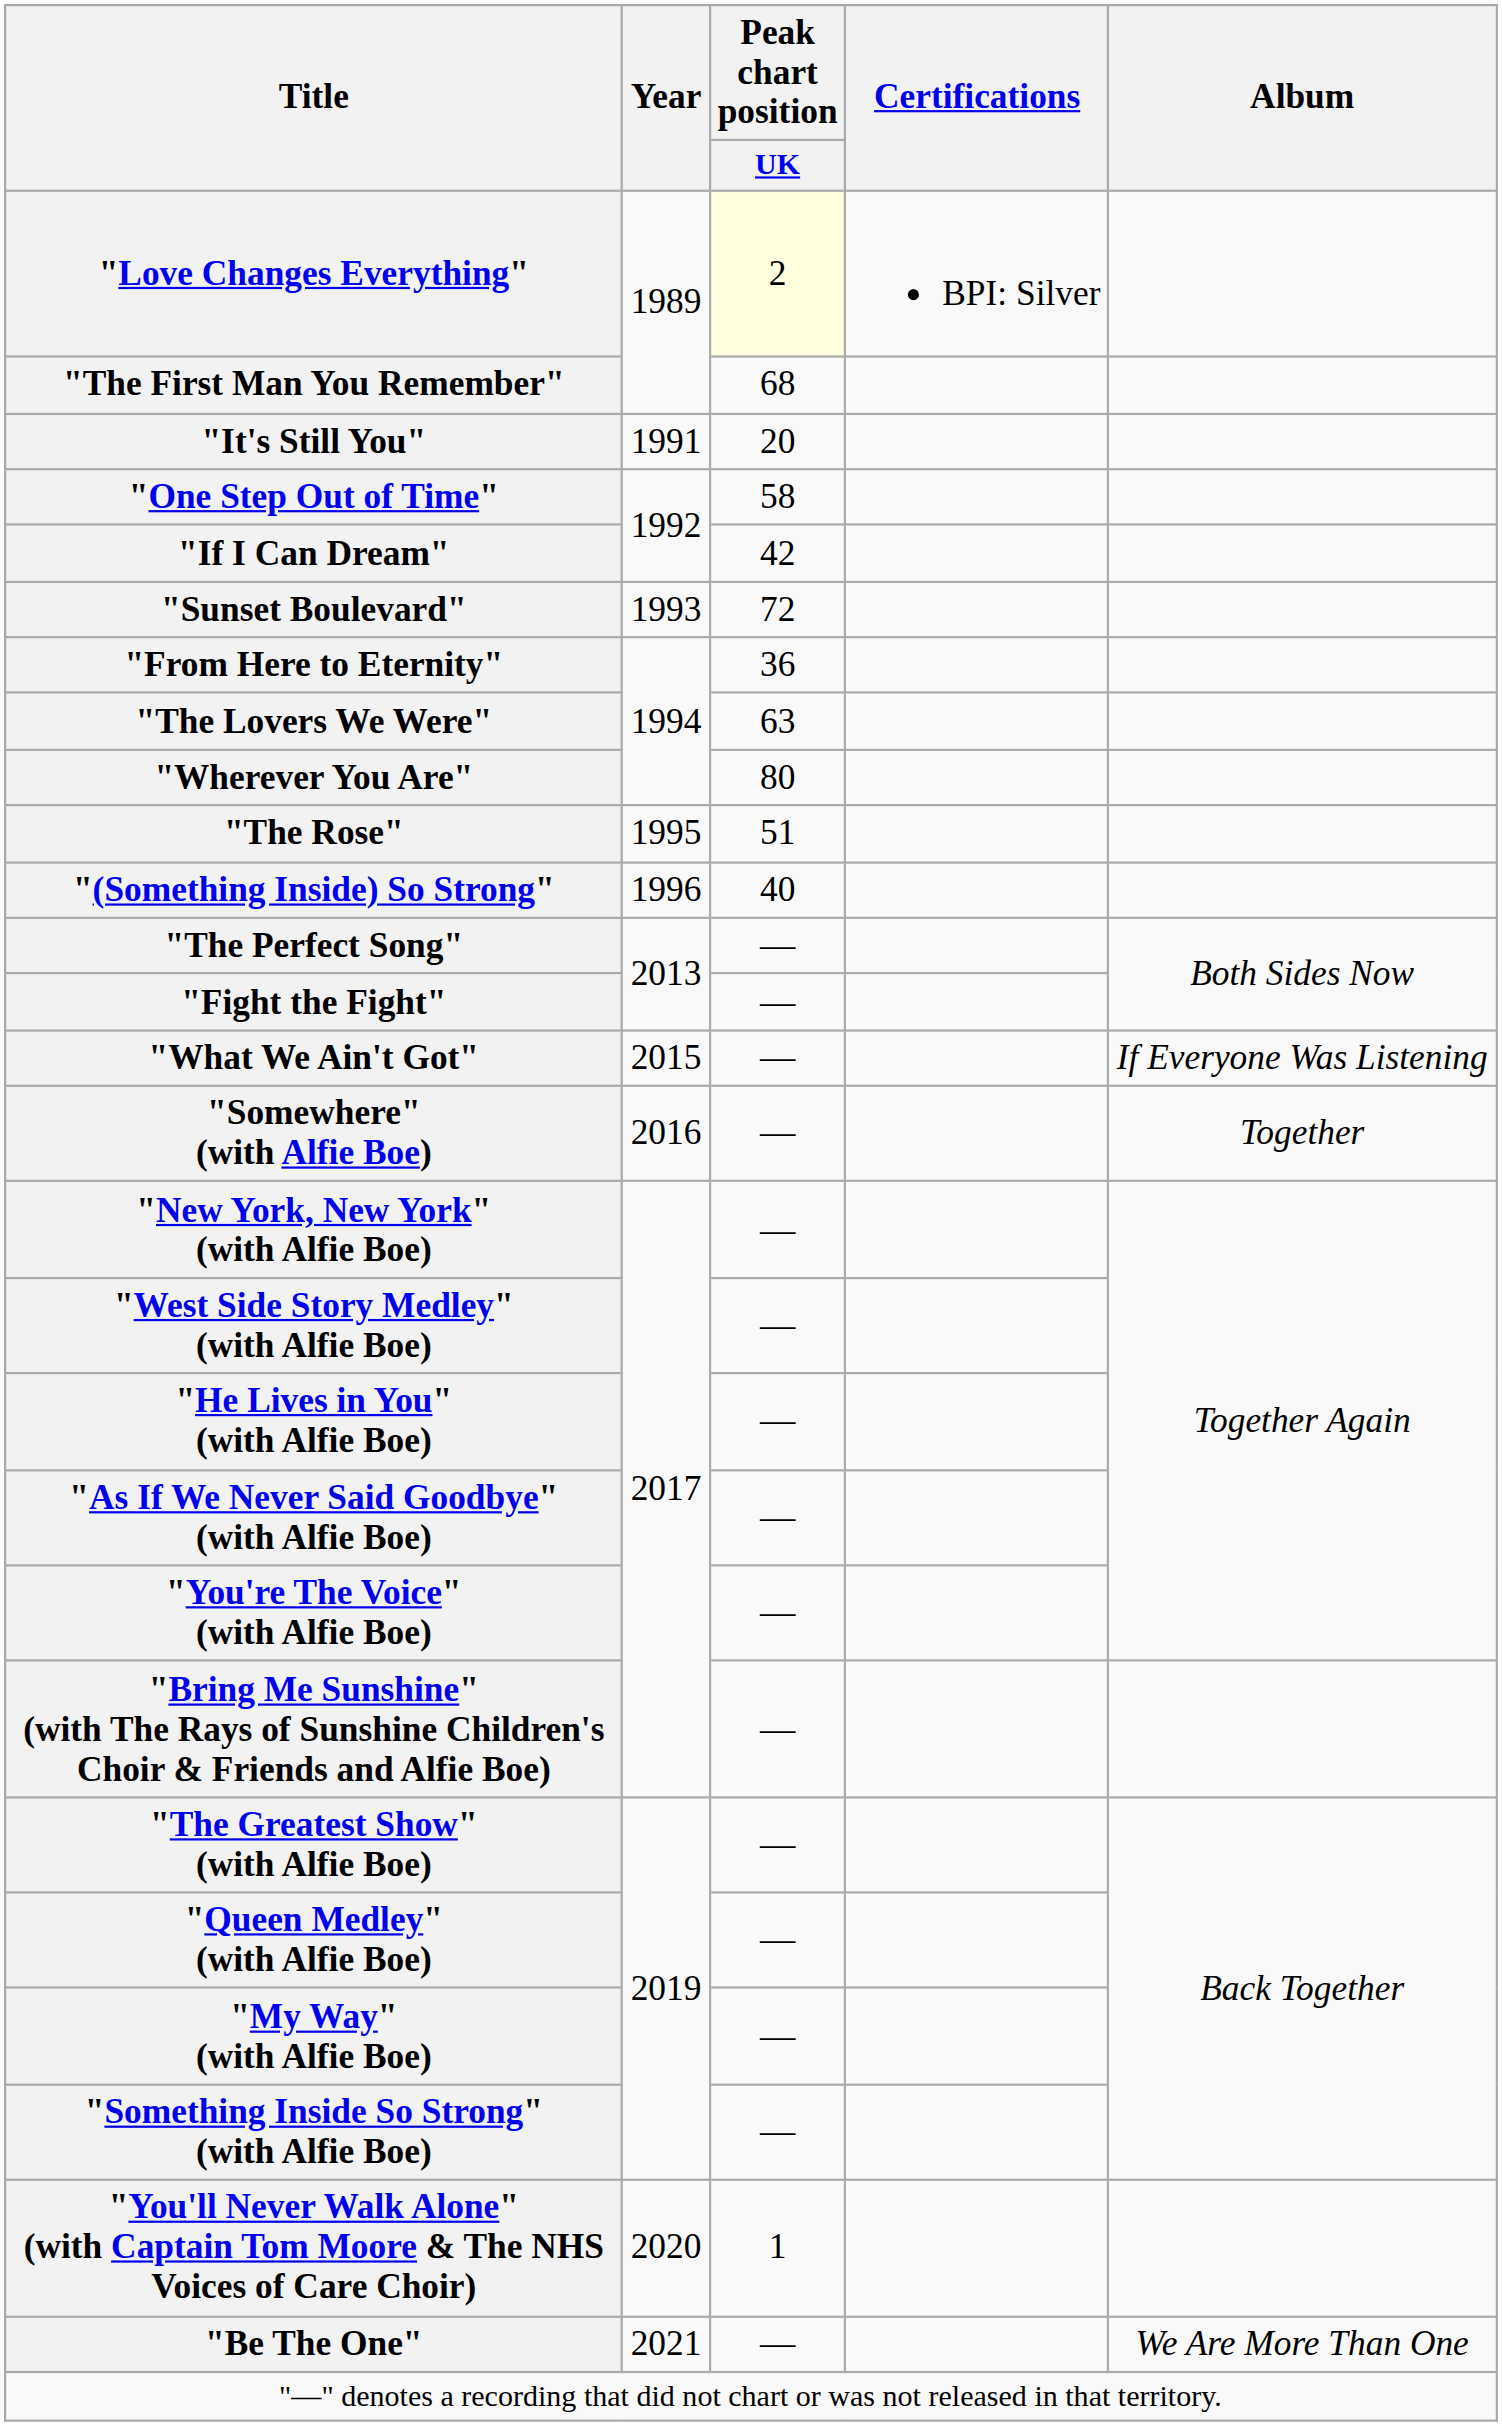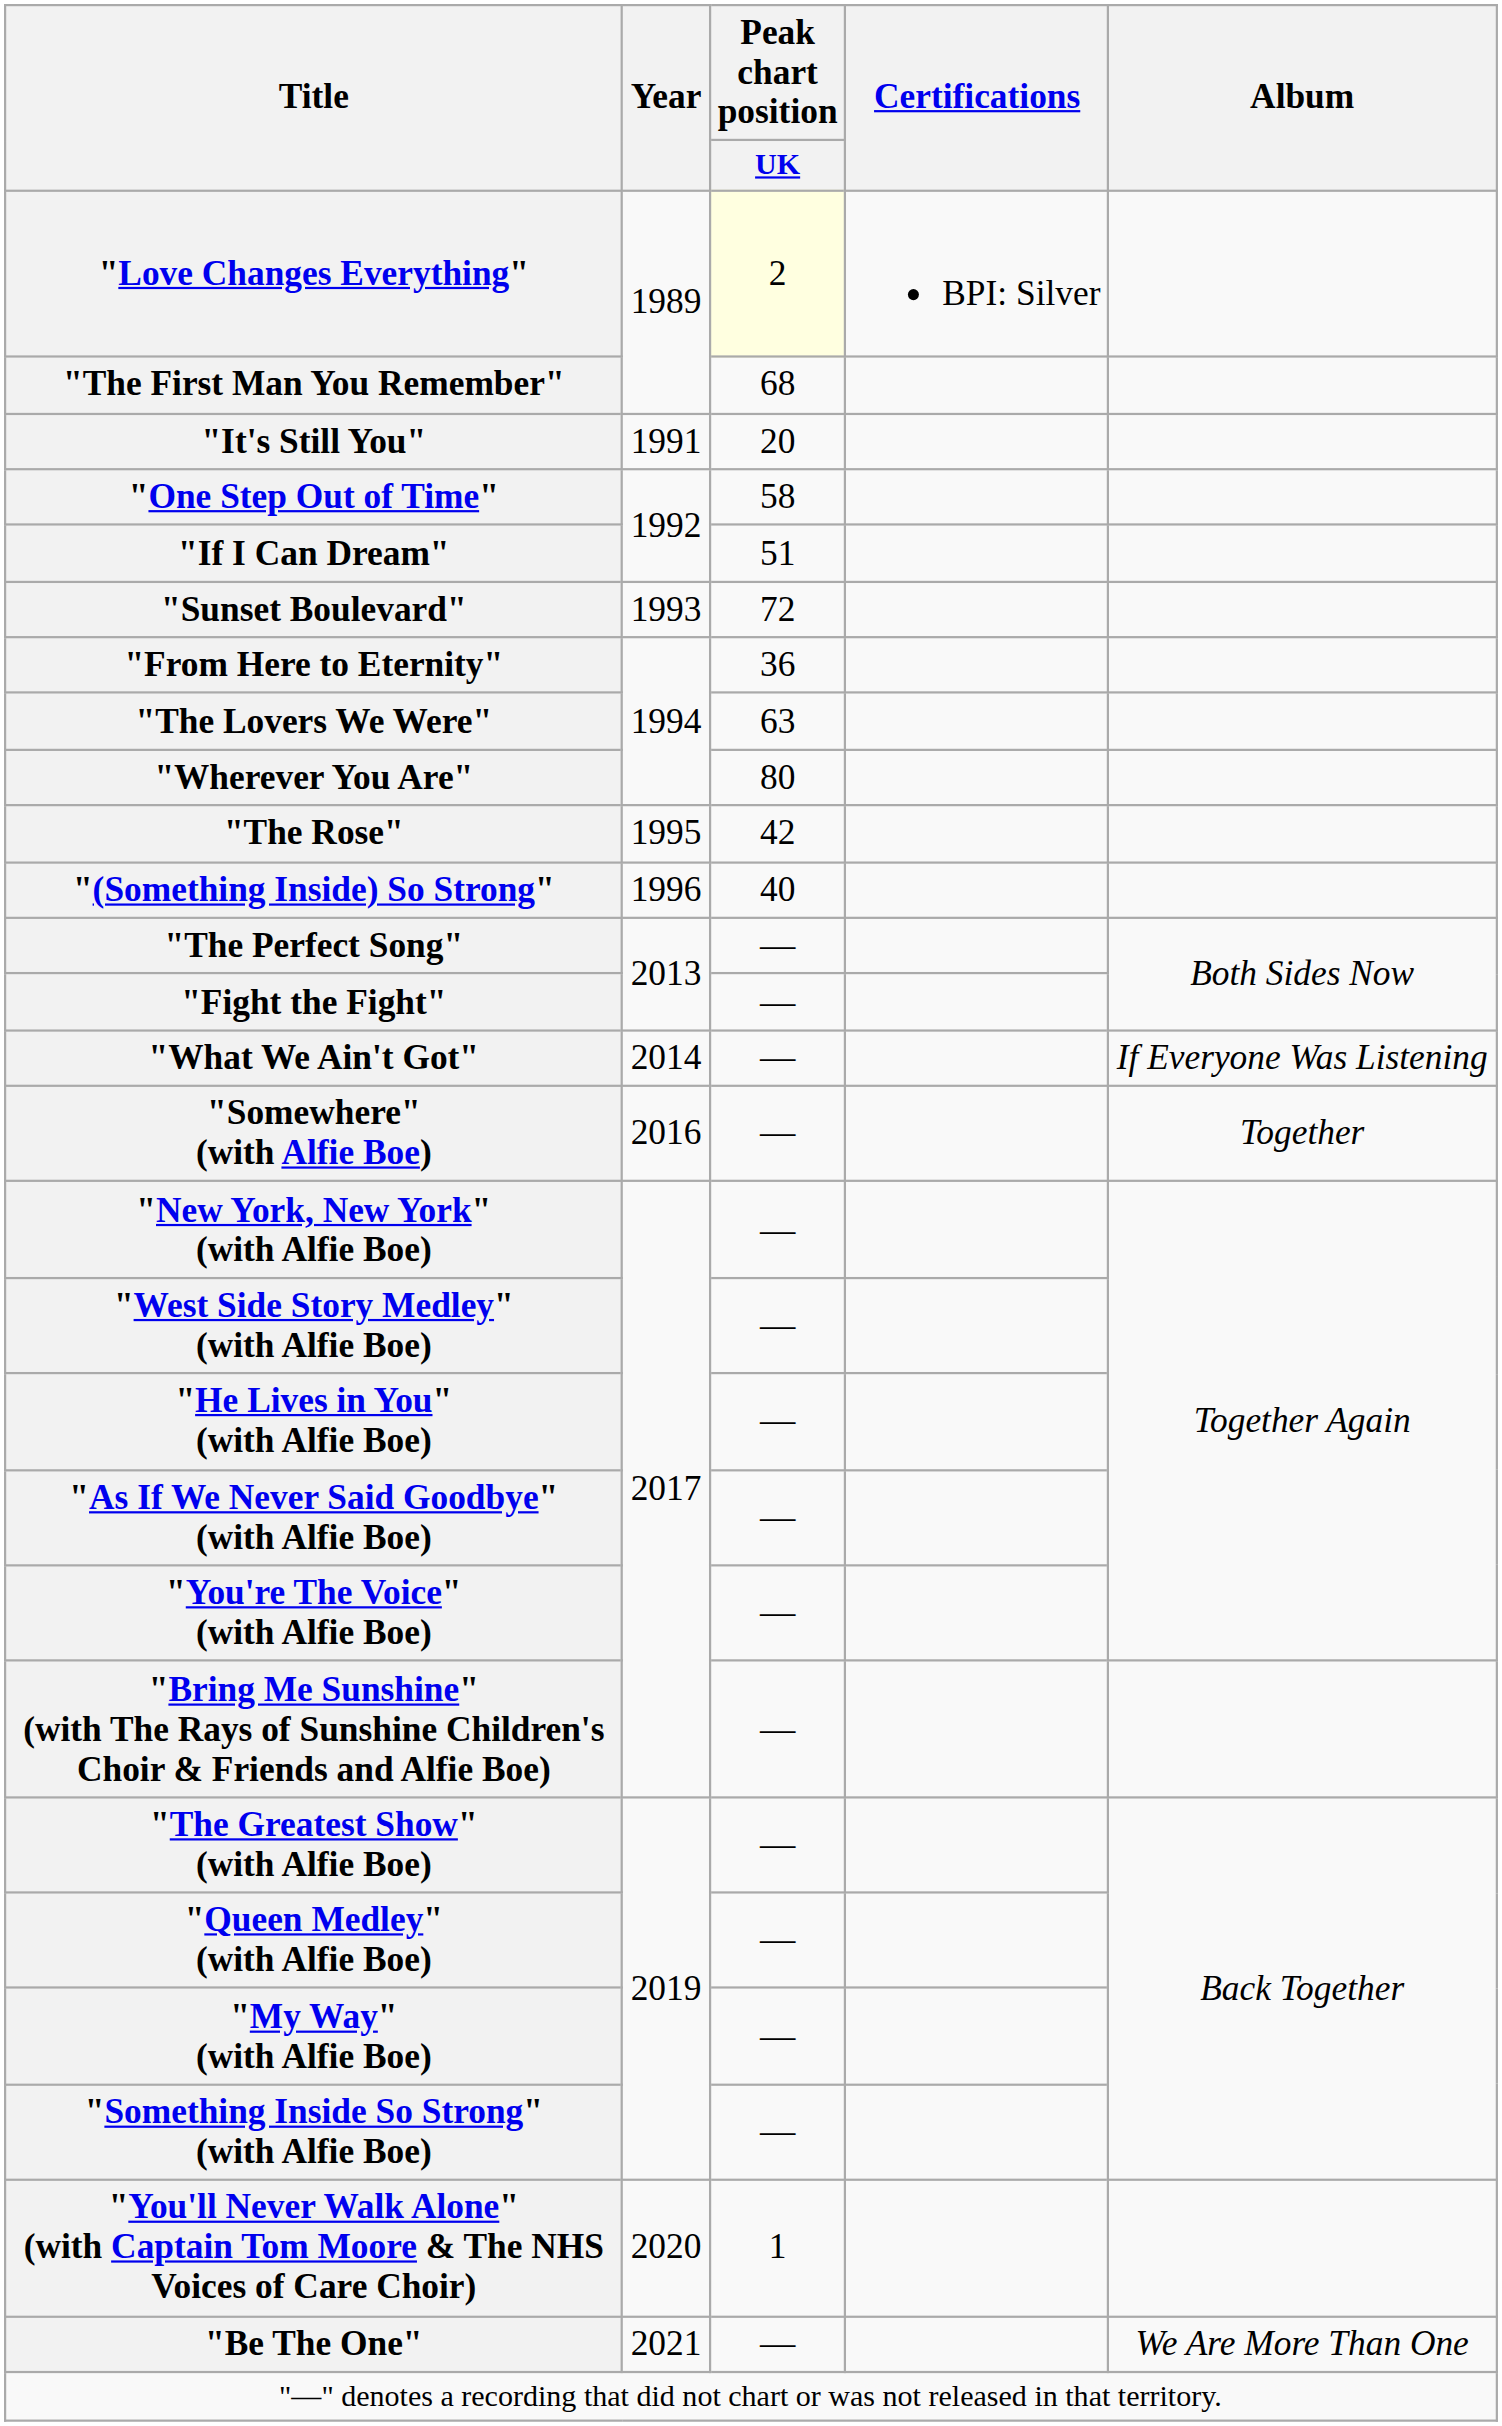(778, 552) 42 -> (778, 552) 51
(778, 832) 51 -> (778, 832) 42
(666, 1057) 2015 -> (666, 1057) 2014
